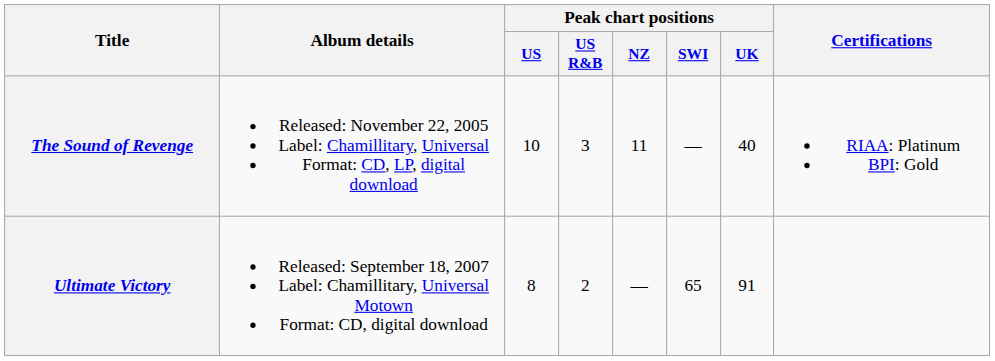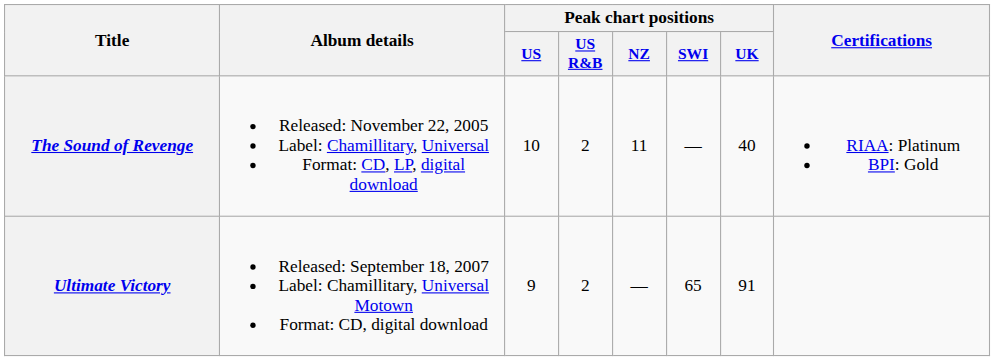(585, 145) 3 -> (585, 145) 2
(531, 285) 8 -> (531, 285) 9
